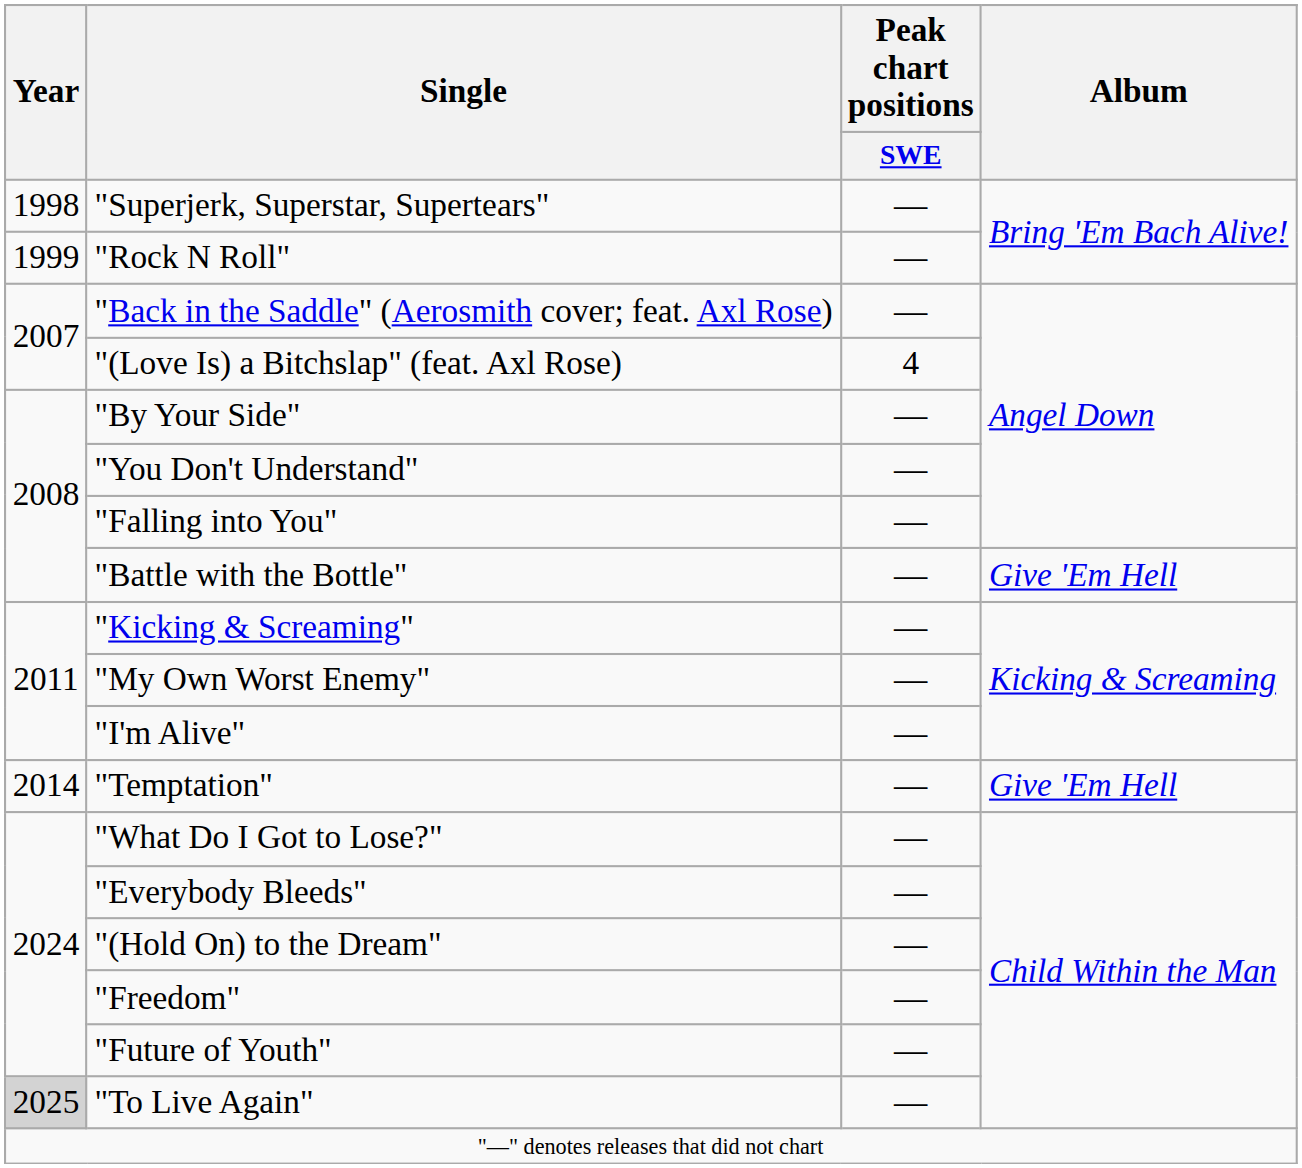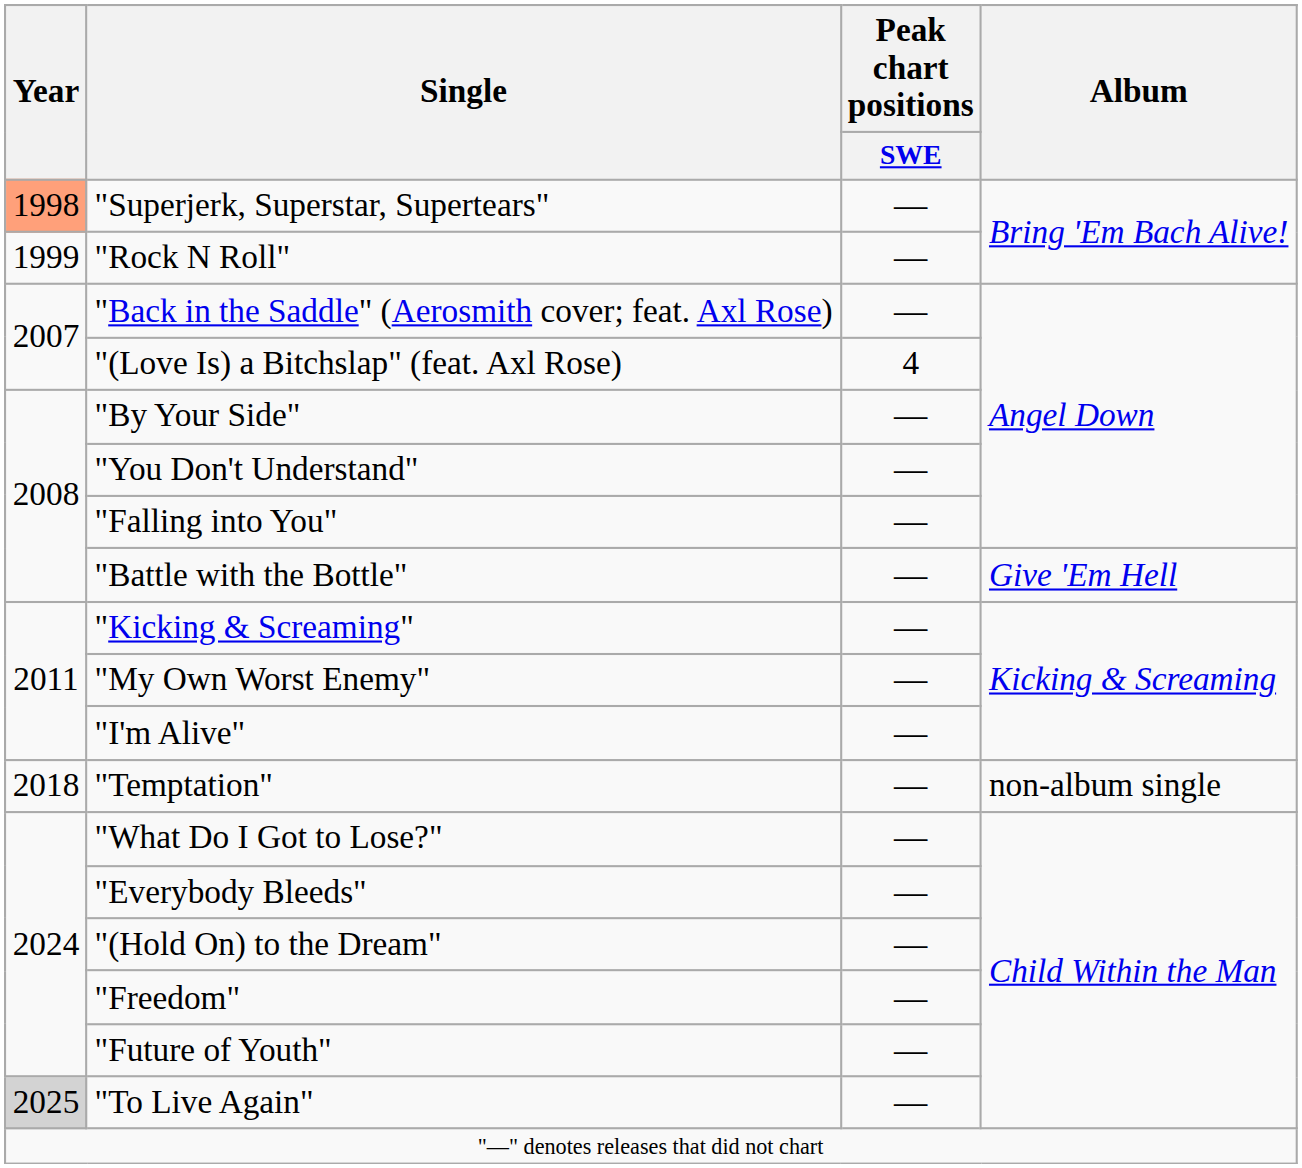(46, 204) no background -> (46, 204) lightsalmon background
(46, 785) 2014 -> (46, 785) 2018
(1083, 785) Give 'Em Hell -> (1105, 785) non-album single
